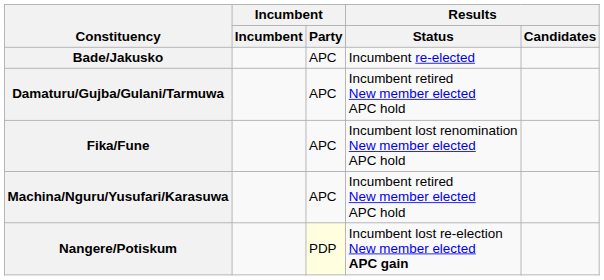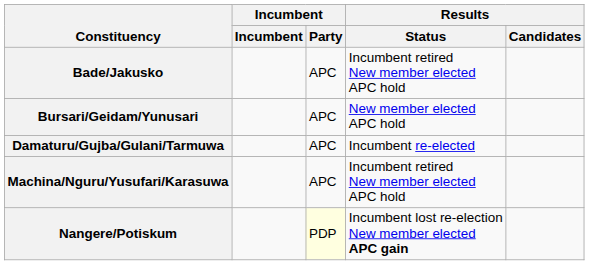(412, 57) Incumbent re-elected -> (412, 72) Incumbent retired New member elected APC hold
+ row: (118, 116)
(412, 94) Incumbent retired New member elected APC hold -> (412, 145) Incumbent re-elected
- row: (118, 145)
